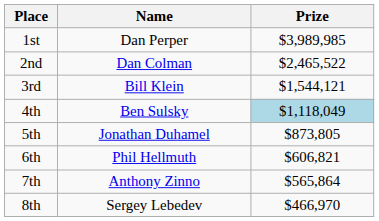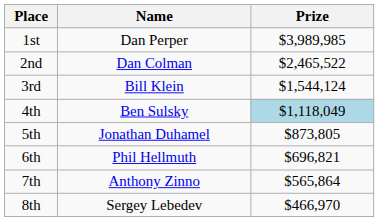(312, 87) $1,544,121 -> (312, 87) $1,544,124
(312, 157) $606,821 -> (312, 157) $696,821
